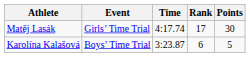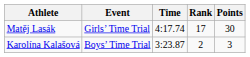(201, 45) 6 -> (201, 45) 2
(230, 45) 5 -> (230, 45) 3
